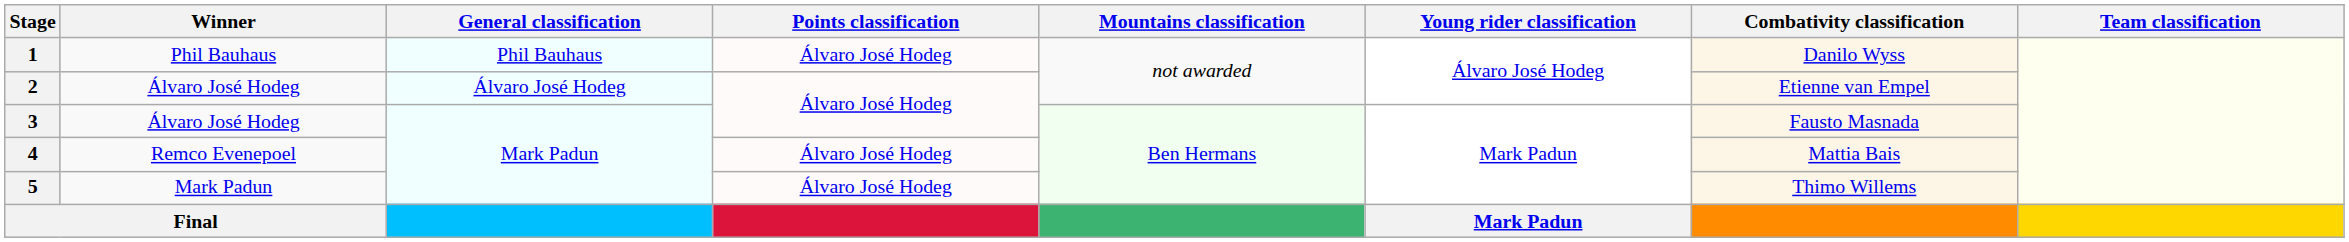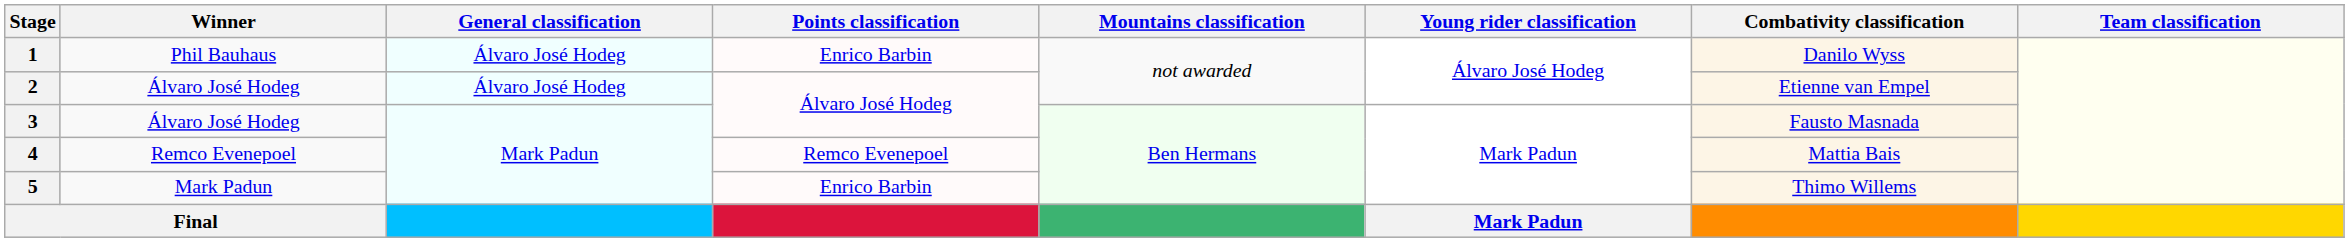(550, 54) Phil Bauhaus -> (550, 54) Álvaro José Hodeg
(876, 54) Álvaro José Hodeg -> (876, 54) Enrico Barbin
(876, 154) Álvaro José Hodeg -> (876, 154) Remco Evenepoel
(876, 187) Álvaro José Hodeg -> (876, 187) Enrico Barbin
